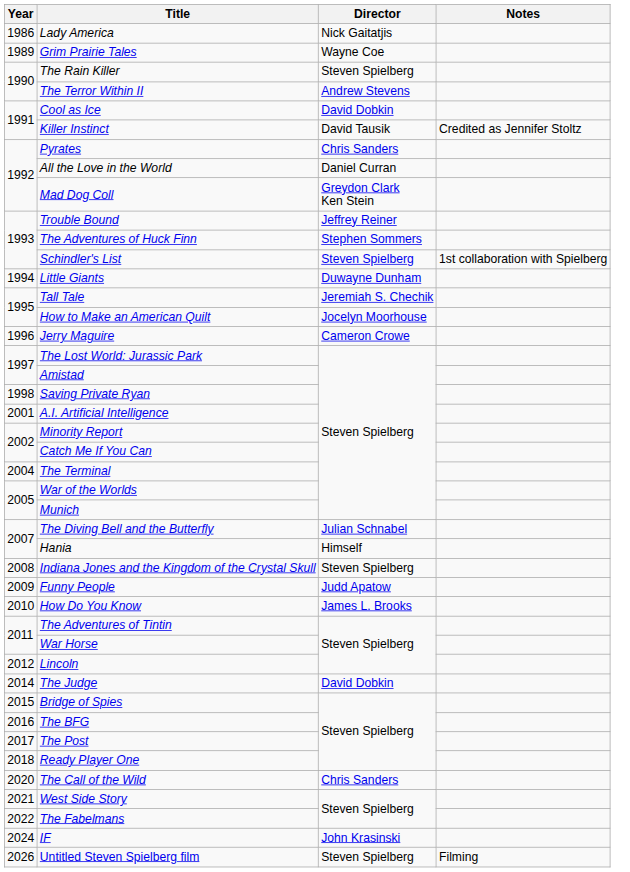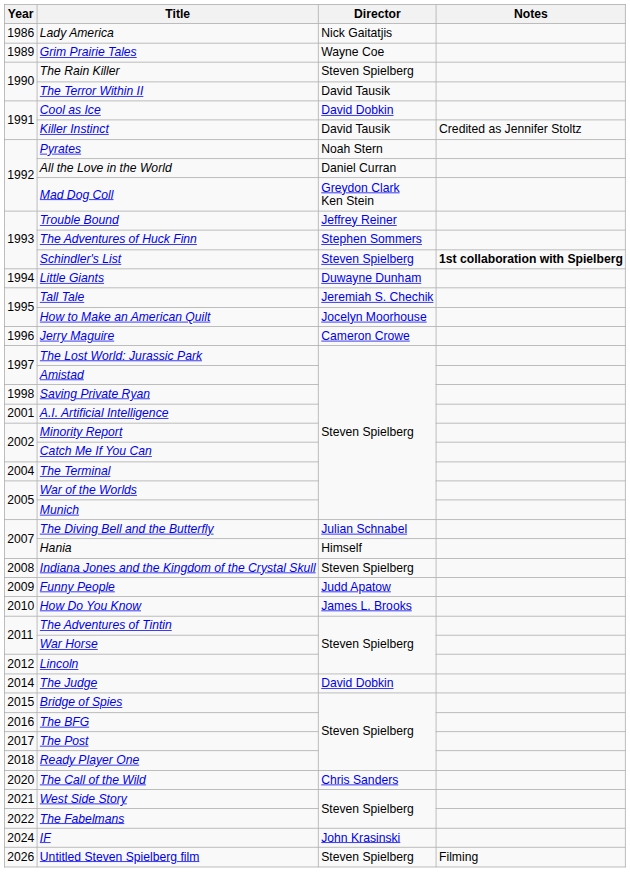(366, 91) Andrew Stevens -> (356, 91) David Tausik
(360, 149) Chris Sanders -> (352, 149) Noah Stern
(523, 259) normal -> (531, 259) bold
